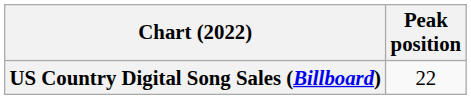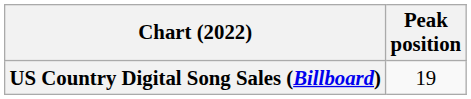(426, 77) 22 -> (426, 77) 19
